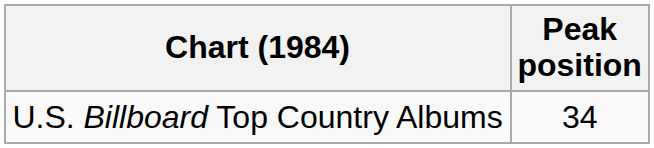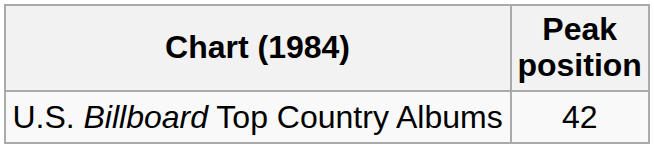(580, 116) 34 -> (580, 116) 42
